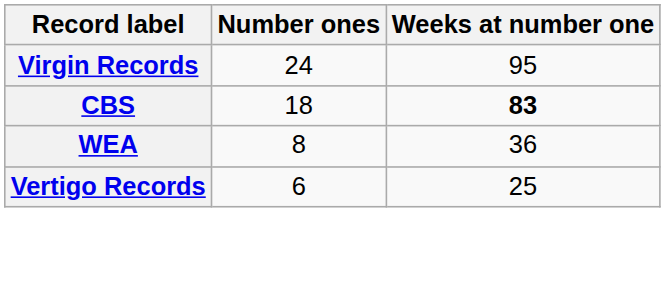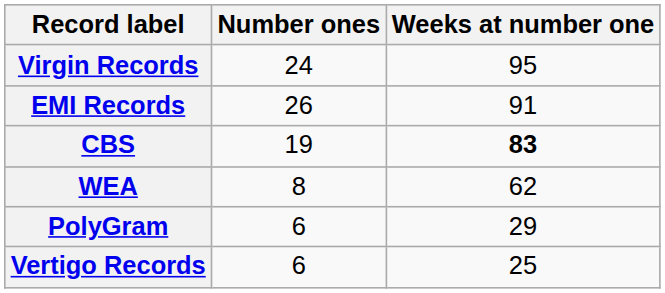+ row: (108, 105)
(299, 105) 18 -> (299, 145) 19
(523, 145) 36 -> (523, 186) 62
+ row: (108, 226)
